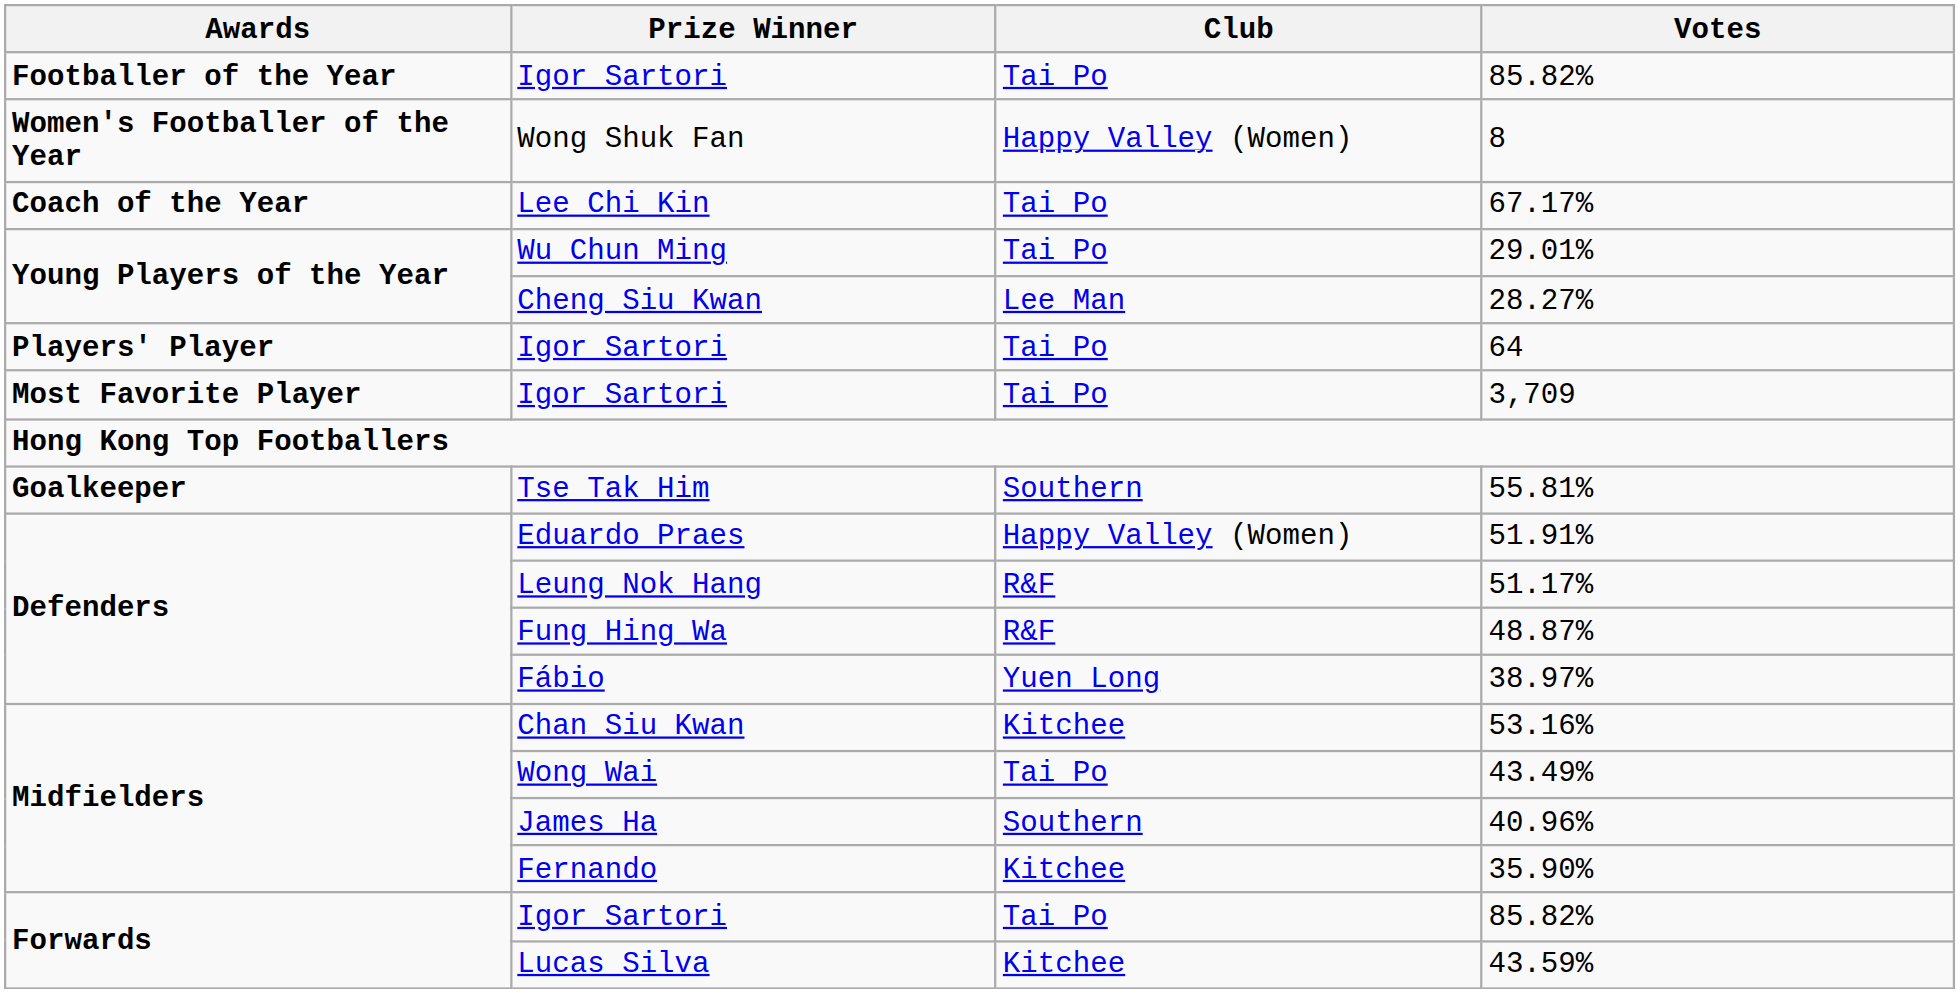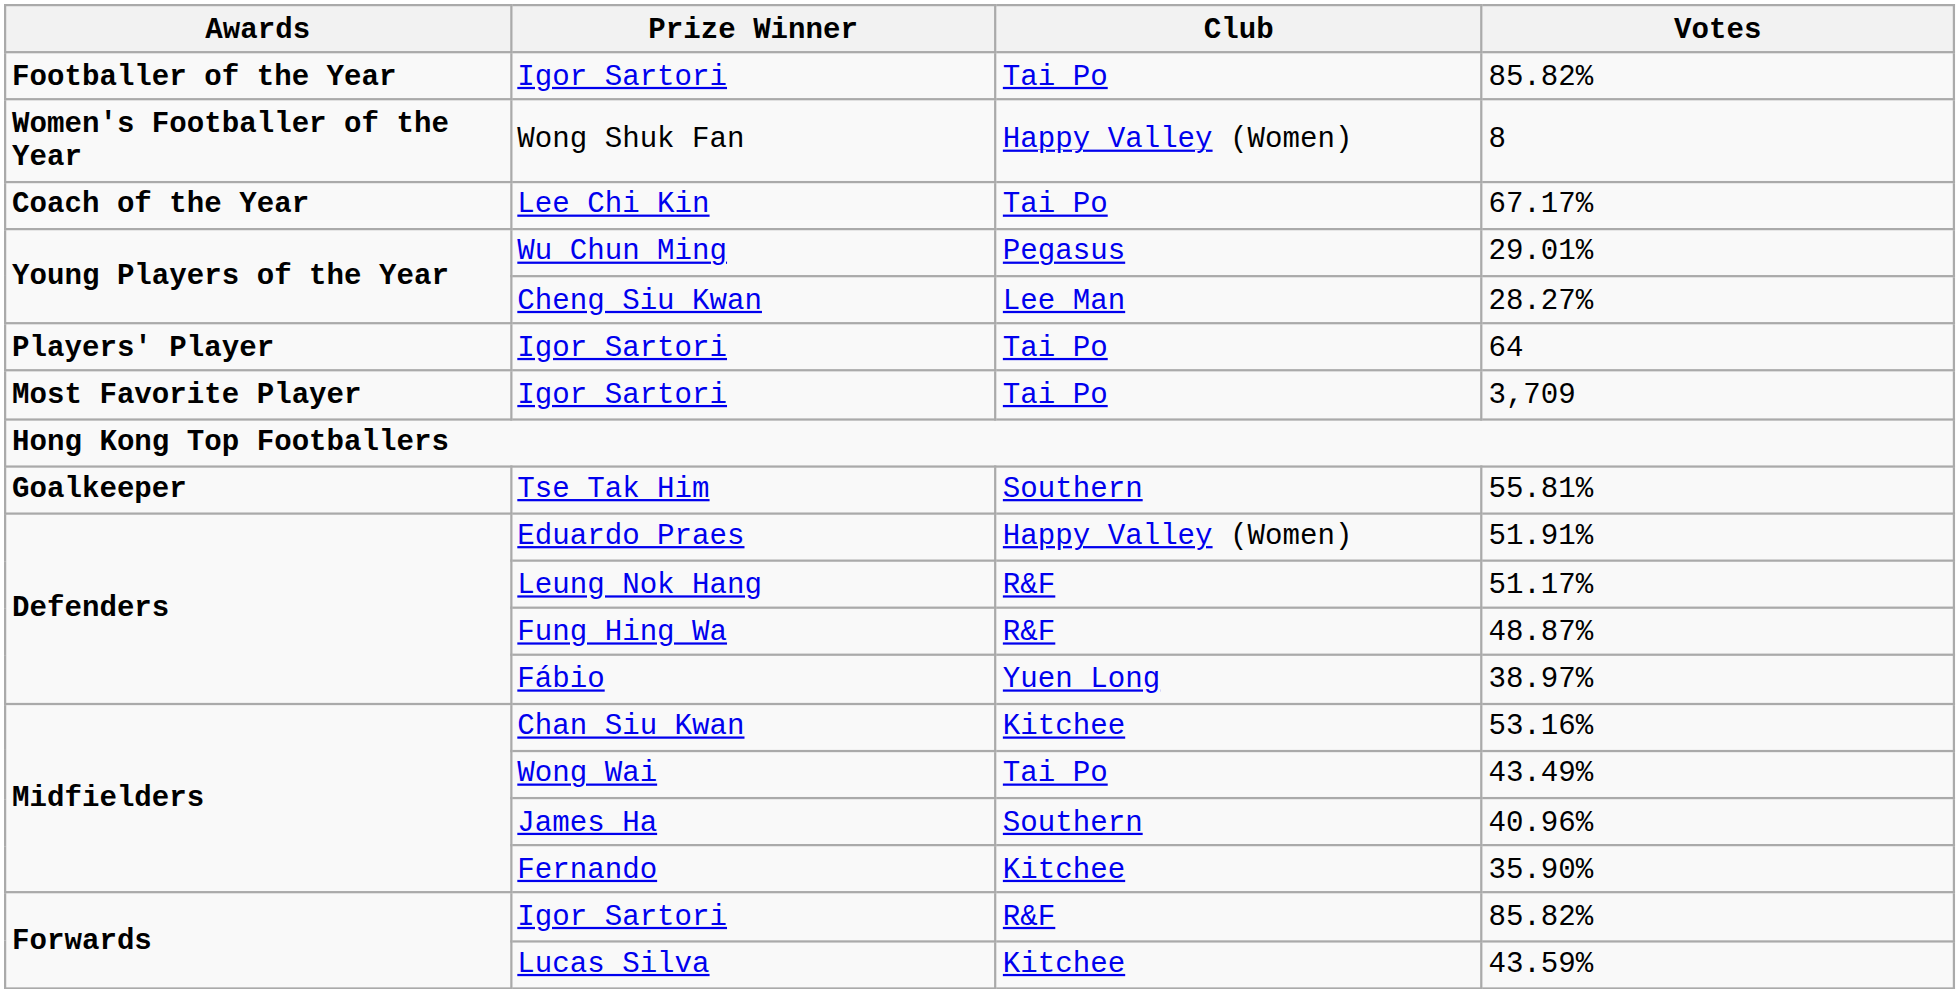(1055, 252) Tai Po -> (1064, 252) Pegasus
(1055, 917) Tai Po -> (1029, 917) R&F
